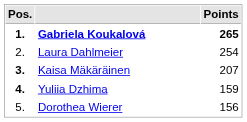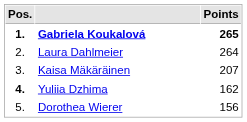(229, 52) 254 -> (229, 52) 264
(20, 70) bold -> (20, 70) normal
(229, 89) 159 -> (229, 89) 162
